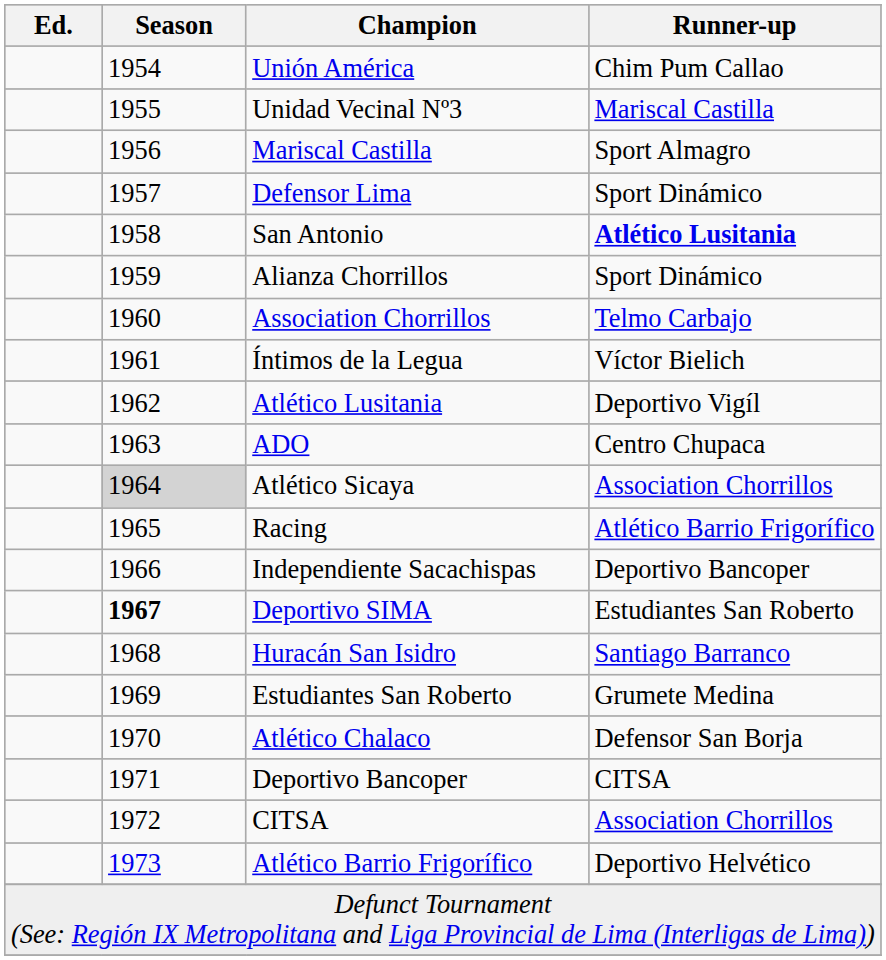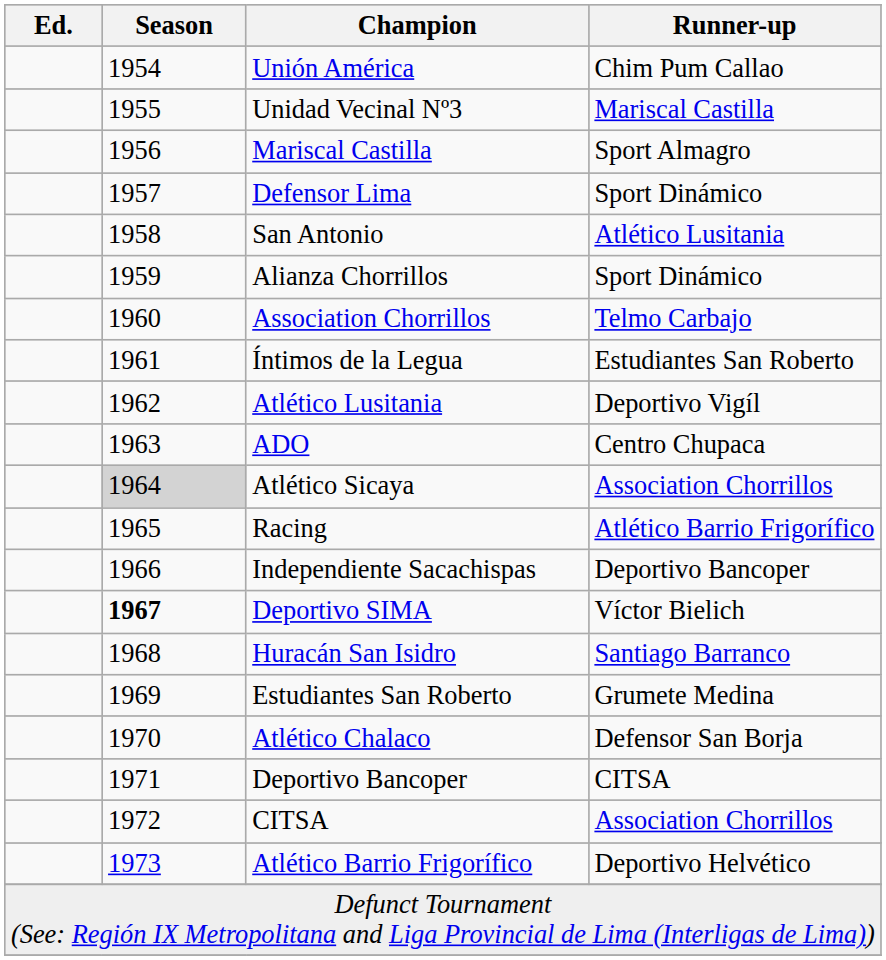(695, 234) bold -> (689, 234) normal
(670, 360) Víctor Bielich -> (724, 360) Estudiantes San Roberto
(724, 611) Estudiantes San Roberto -> (670, 611) Víctor Bielich
